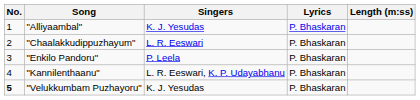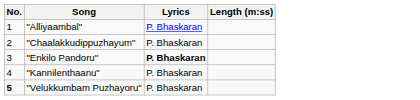- column: (215, 12)
(317, 58) normal -> (176, 58) bold
